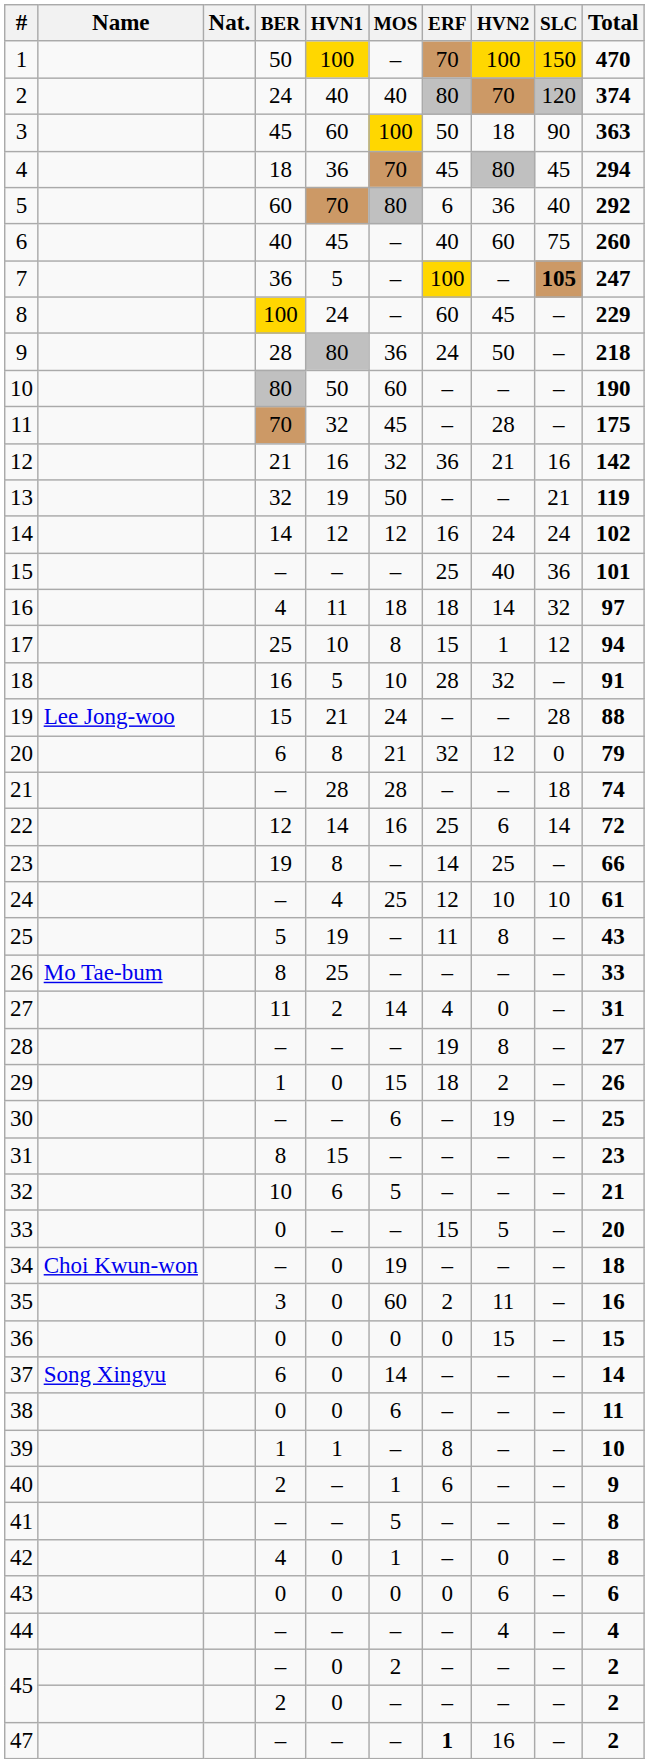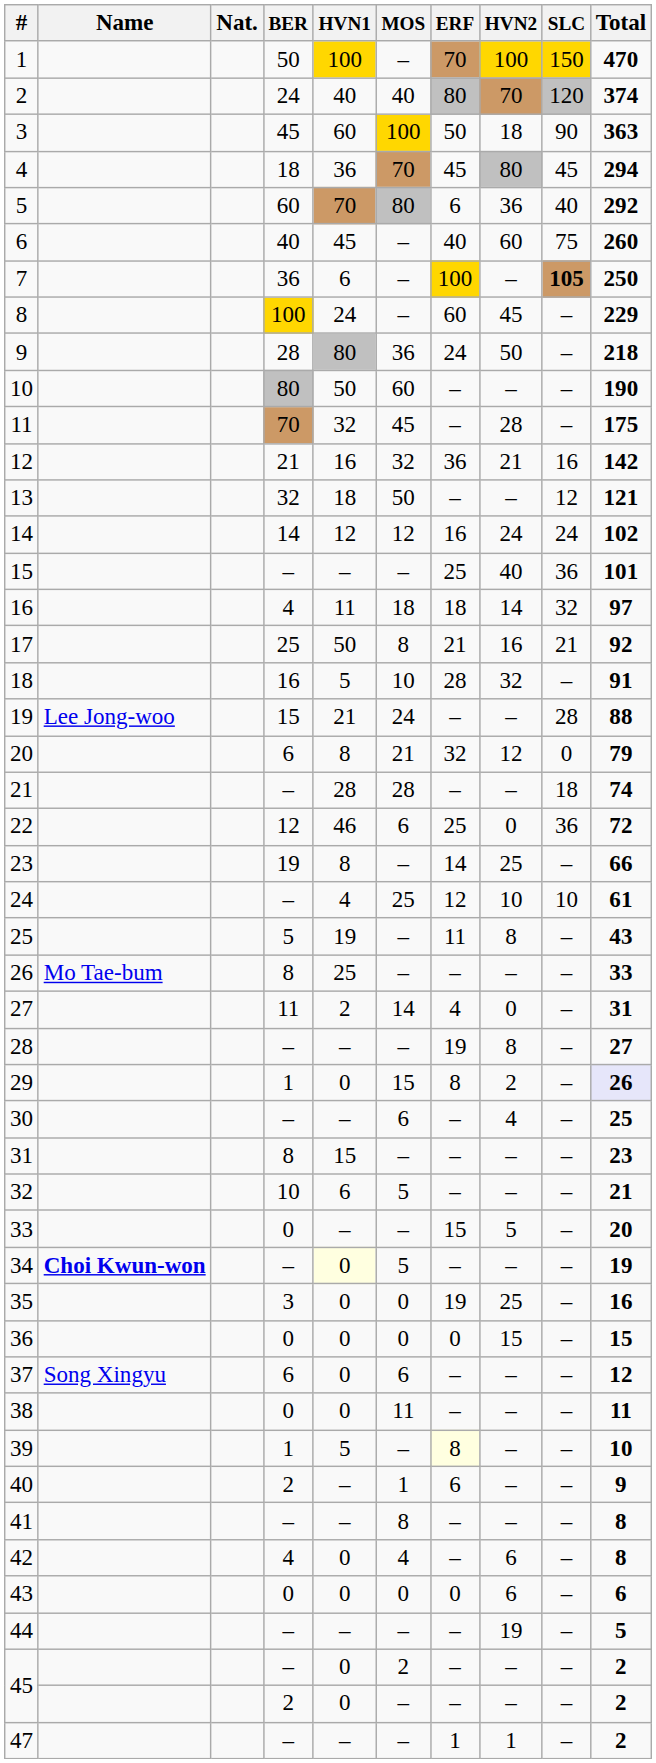(337, 278) 5 -> (345, 278) 6
(613, 278) 247 -> (621, 278) 250
(337, 497) 19 -> (345, 497) 18
(559, 497) 21 -> (566, 497) 12
(613, 497) 119 -> (621, 497) 121
(337, 643) 10 -> (345, 643) 50
(447, 643) 15 -> (455, 643) 21
(503, 643) 1 -> (511, 643) 16
(559, 643) 12 -> (566, 643) 21
(613, 643) 94 -> (621, 643) 92
(337, 826) 14 -> (345, 826) 46
(396, 826) 16 -> (403, 826) 6
(503, 826) 6 -> (511, 826) 0
(559, 826) 14 -> (566, 826) 36
(447, 1082) 18 -> (455, 1082) 8
(613, 1082) no background -> (621, 1082) lavender background
(503, 1118) 19 -> (511, 1118) 4
(121, 1265) normal -> (125, 1265) bold
(337, 1265) no background -> (345, 1265) lightyellow background
(396, 1265) 19 -> (403, 1265) 5
(613, 1265) 18 -> (621, 1265) 19
(396, 1301) 60 -> (403, 1301) 0
(447, 1301) 2 -> (455, 1301) 19
(503, 1301) 11 -> (511, 1301) 25
(396, 1374) 14 -> (403, 1374) 6
(613, 1374) 14 -> (621, 1374) 12
(396, 1411) 6 -> (403, 1411) 11
(337, 1447) 1 -> (345, 1447) 5
(447, 1447) no background -> (455, 1447) lightyellow background
(396, 1520) 5 -> (403, 1520) 8
(396, 1557) 1 -> (403, 1557) 4
(503, 1557) 0 -> (511, 1557) 6
(503, 1630) 4 -> (511, 1630) 19
(613, 1630) 4 -> (621, 1630) 5
(447, 1740) bold -> (455, 1740) normal
(503, 1740) 16 -> (511, 1740) 1
